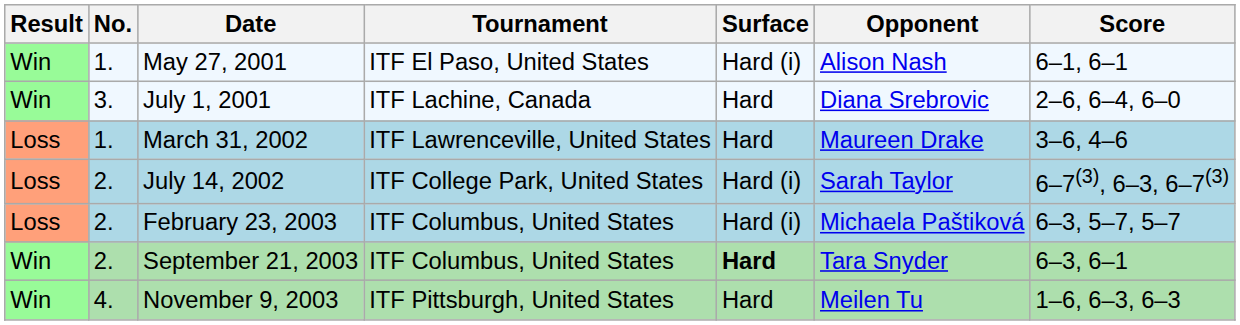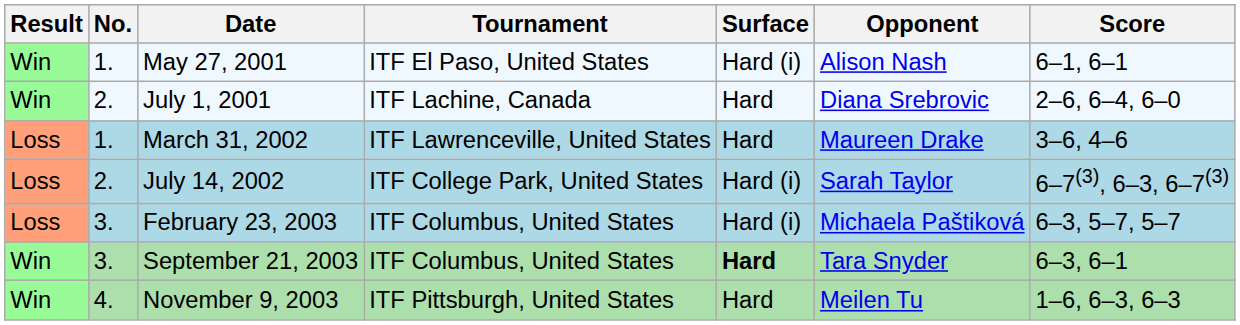(104, 100) 3. -> (104, 100) 2.
(104, 222) 2. -> (104, 222) 3.
(104, 260) 2. -> (104, 260) 3.
